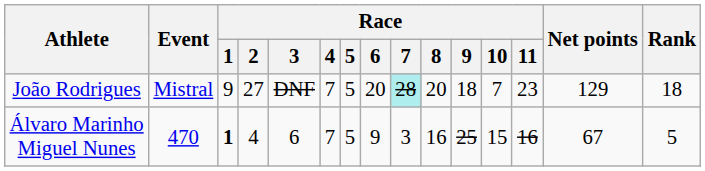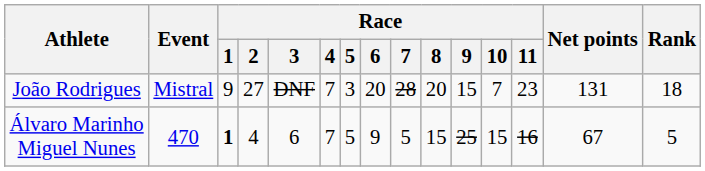(350, 90) 5 -> (350, 90) 3
(406, 90) paleturquoise background -> (406, 90) no background
(467, 90) 18 -> (467, 90) 15
(593, 90) 129 -> (593, 90) 131
(406, 136) 3 -> (406, 136) 5
(436, 136) 16 -> (436, 136) 15
